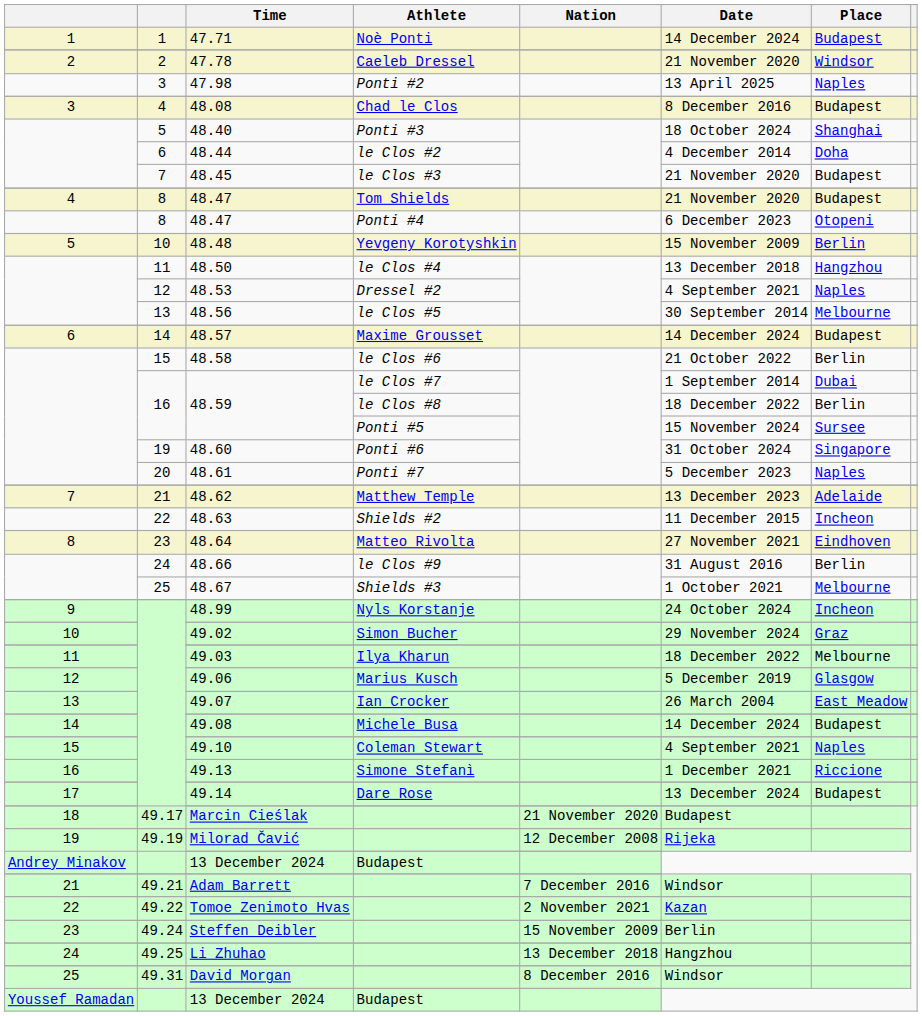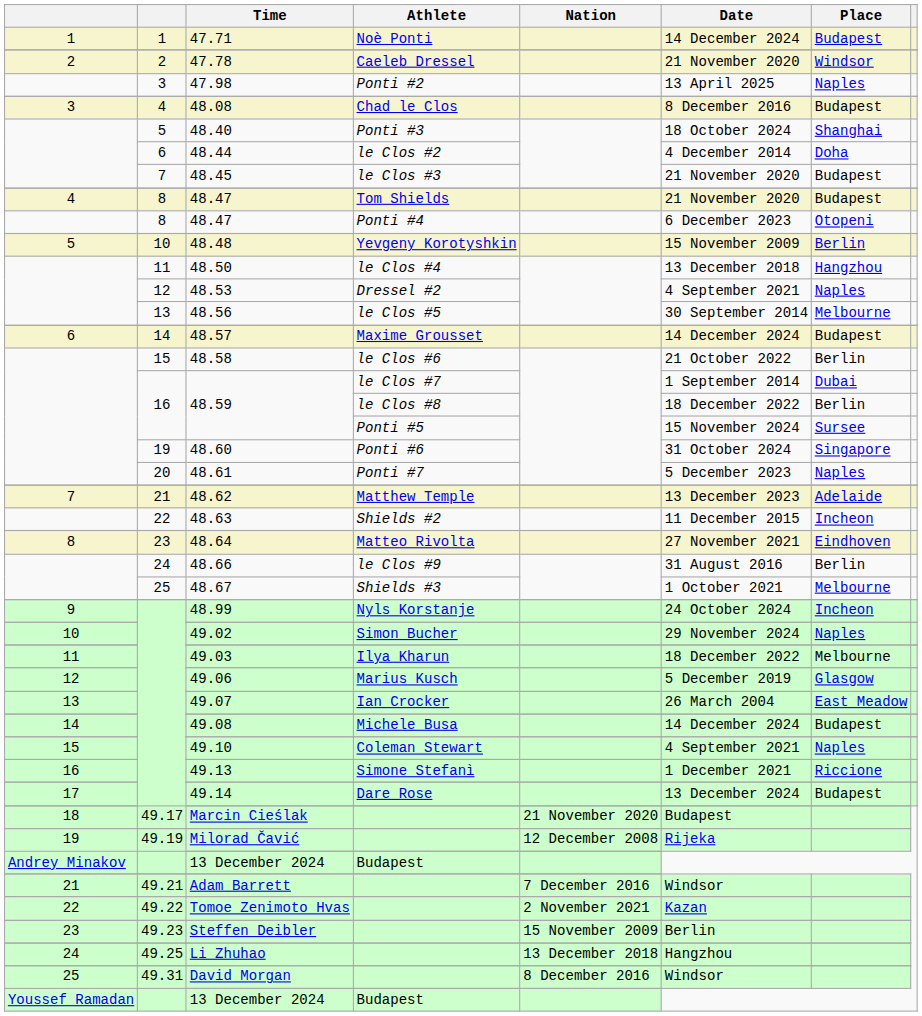(832, 634) Graz -> (840, 634) Naples
(162, 931) 49.24 -> (162, 931) 49.23
